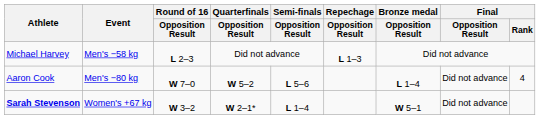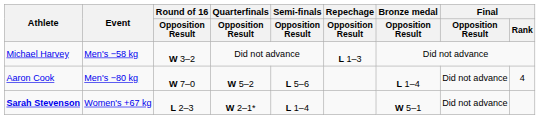(182, 59) L 2–3 -> (182, 59) W 3–2
(182, 108) W 3–2 -> (182, 108) L 2–3
